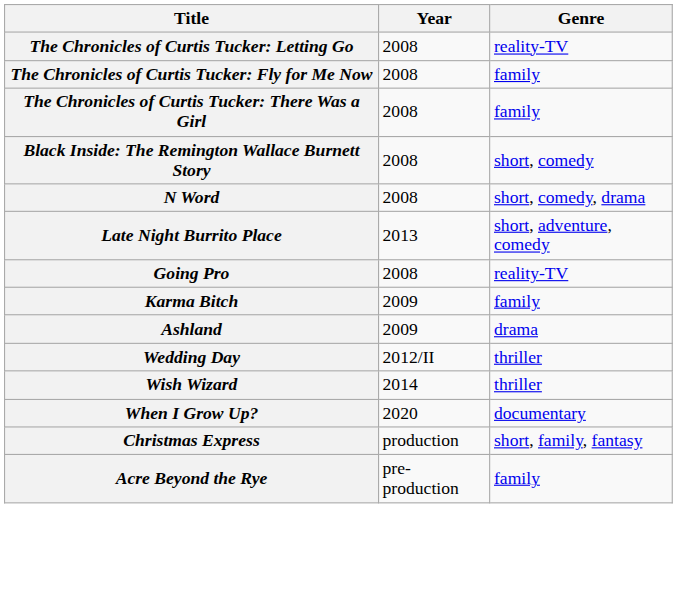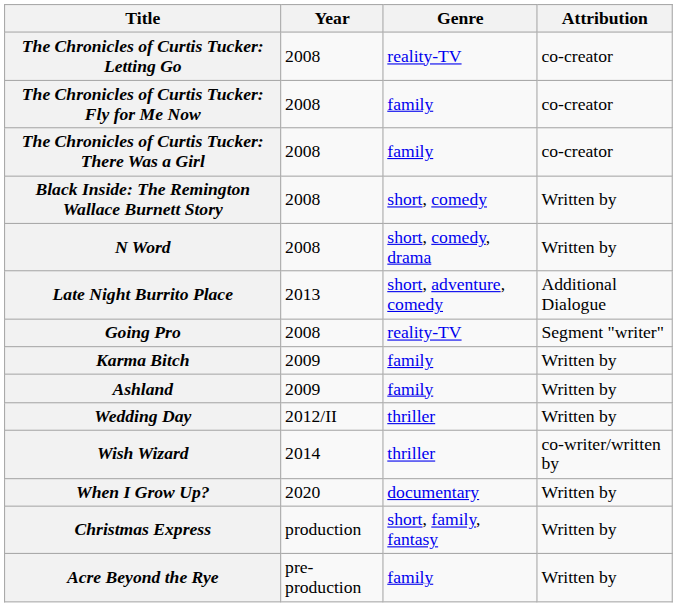+ column: (605, 18)
(516, 329) drama -> (410, 388) family
